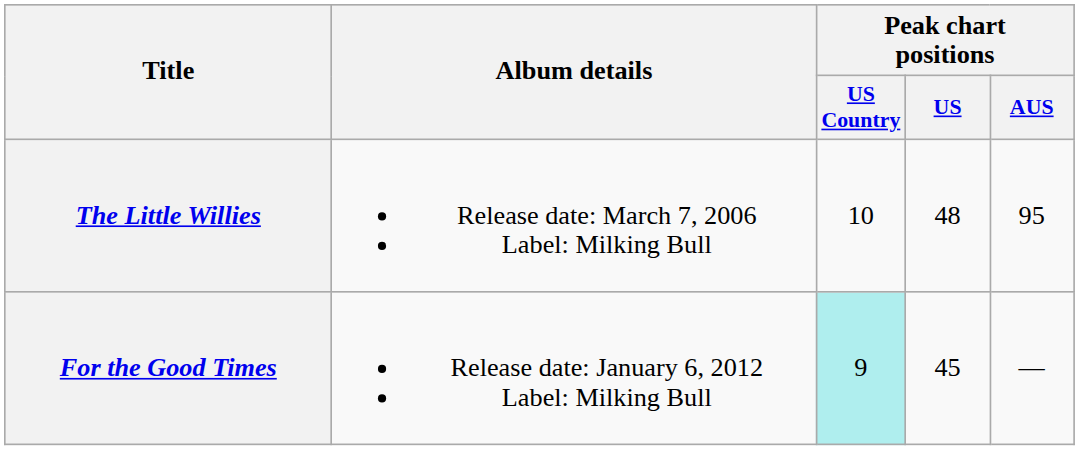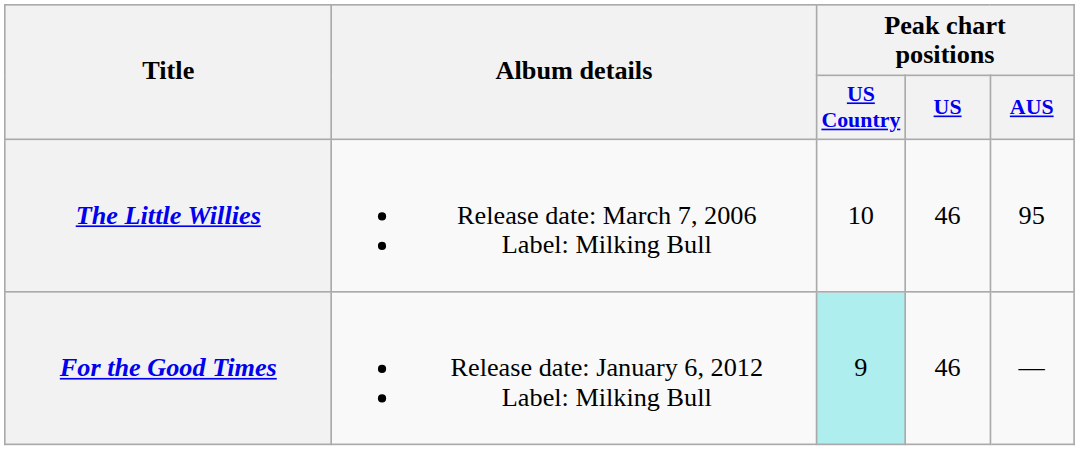(948, 215) 48 -> (948, 215) 46
(948, 368) 45 -> (948, 368) 46
